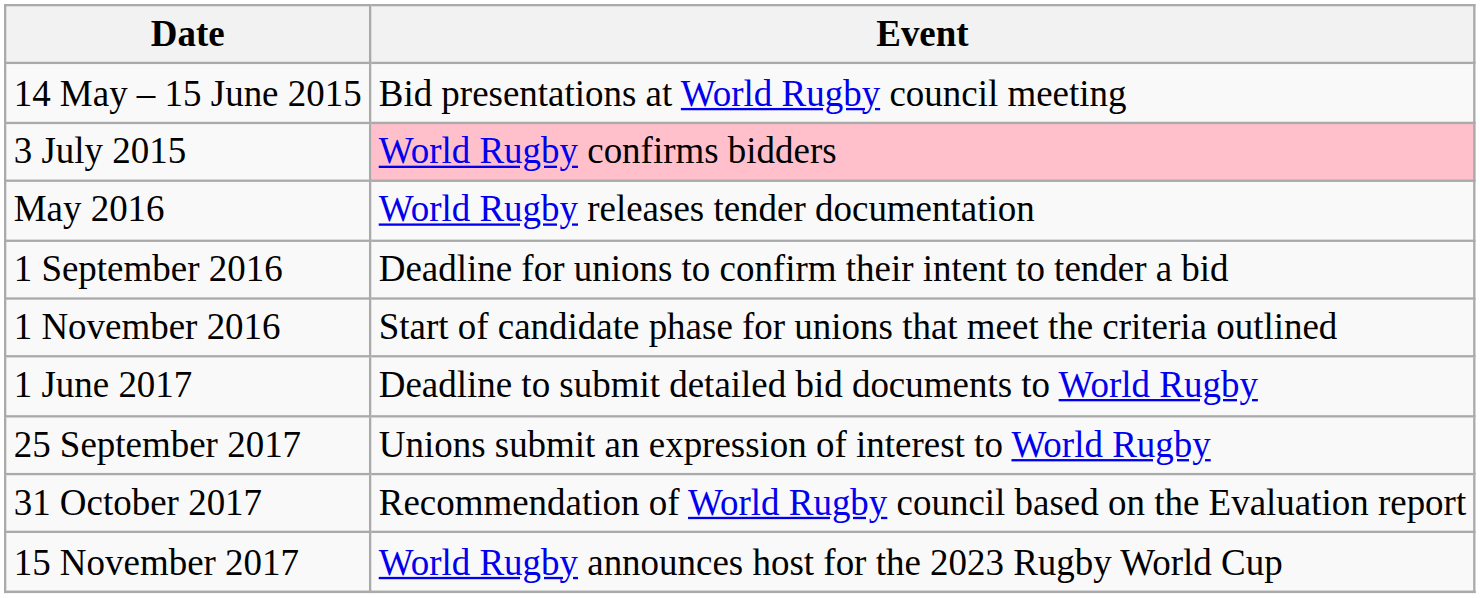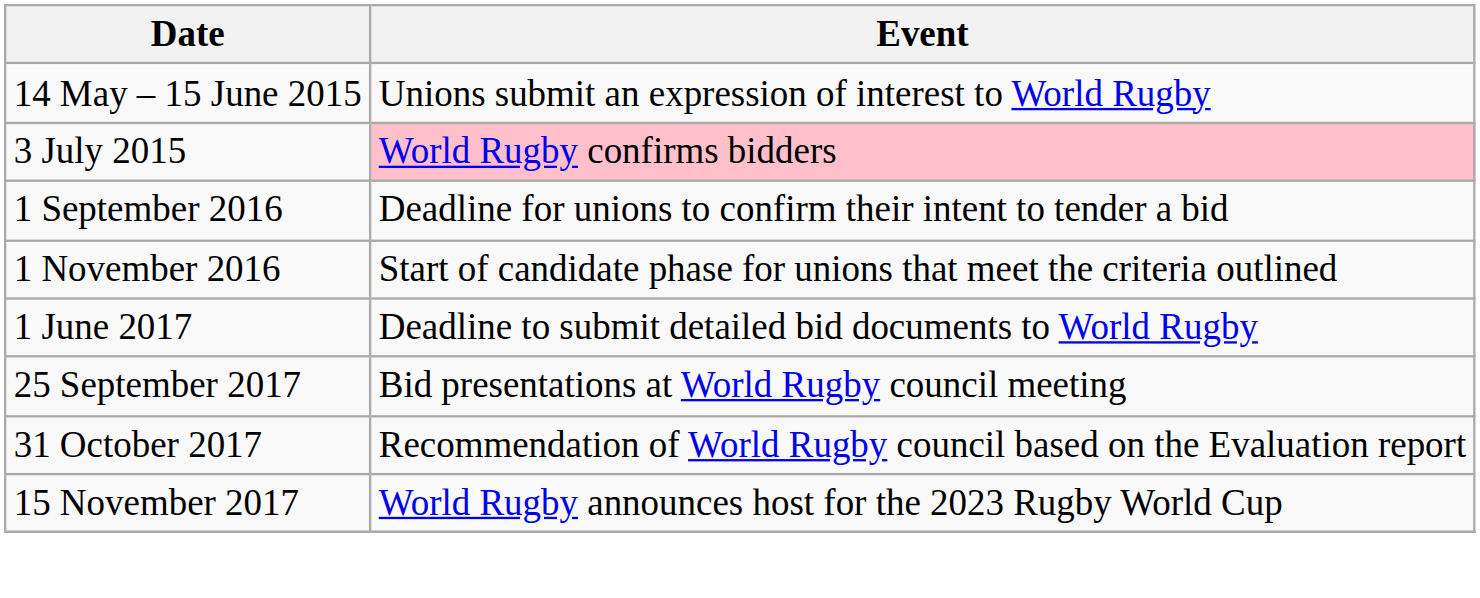(753, 92) Bid presentations at World Rugby council meeting -> (795, 92) Unions submit an expression of interest to World Rugby
- row: (89, 209)
(795, 444) Unions submit an expression of interest to World Rugby -> (753, 385) Bid presentations at World Rugby council meeting
